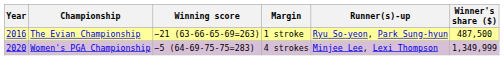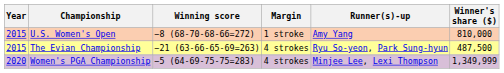+ row: (73, 34)
(16, 34) 2016 -> (16, 48) 2015
(284, 34) 1 stroke -> (286, 48) 4 strokes
